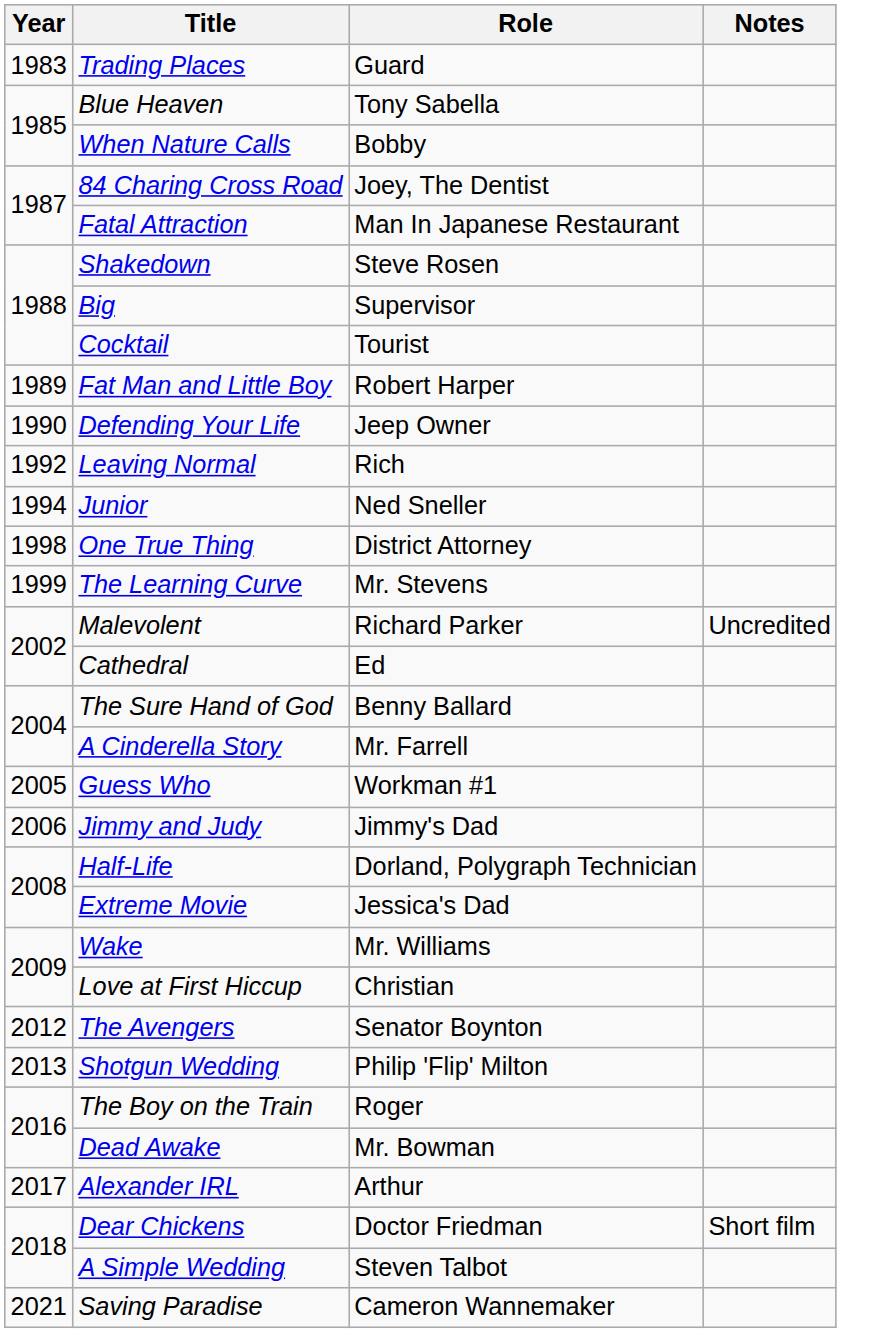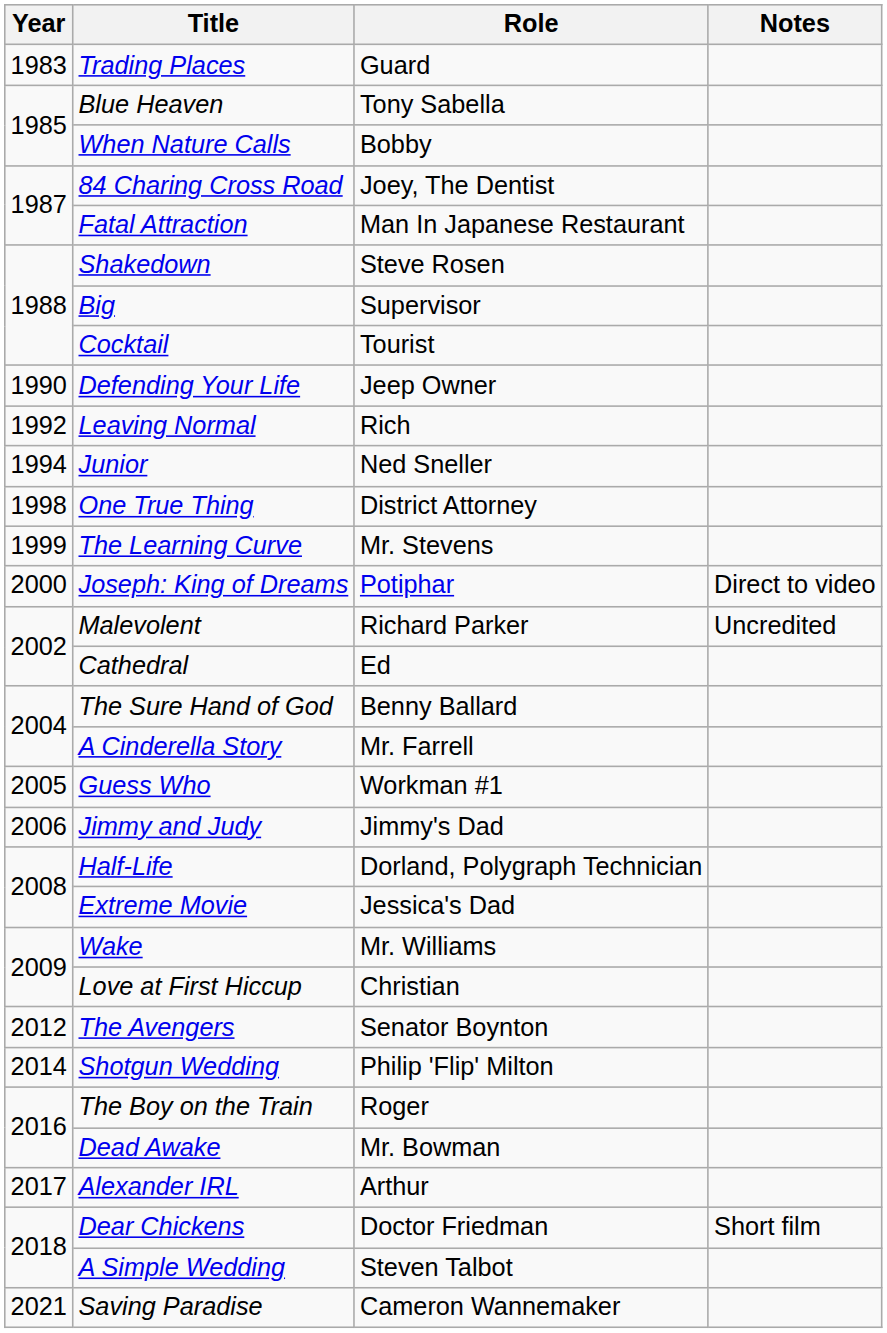- row: (205, 385)
+ row: (213, 585)
(39, 1066) 2013 -> (39, 1066) 2014
